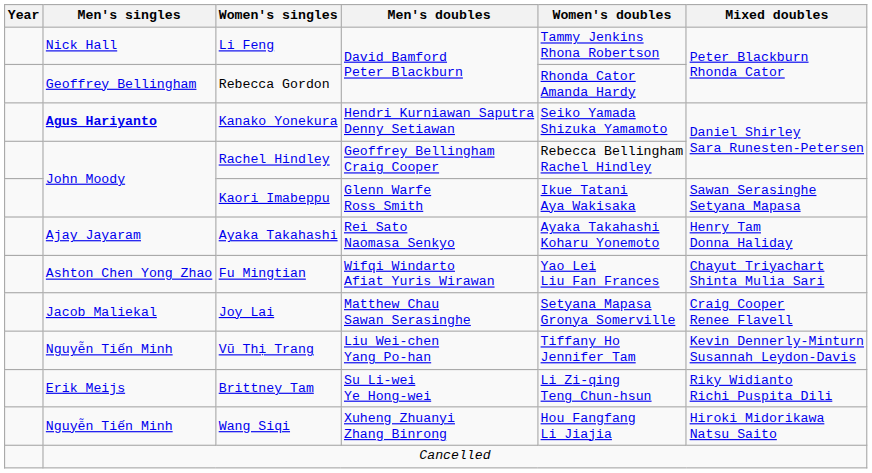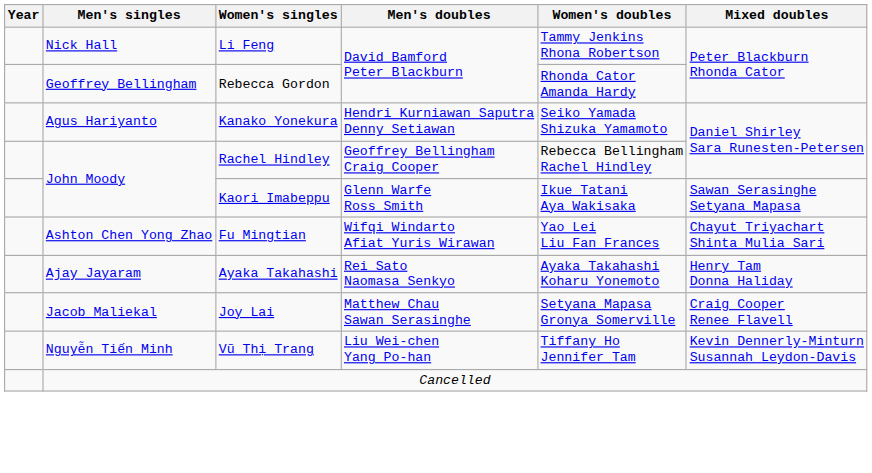(101, 122) bold -> (101, 122) normal
rows swapped: (262, 274) <-> (278, 236)
- row: (266, 388)
- row: (254, 426)
